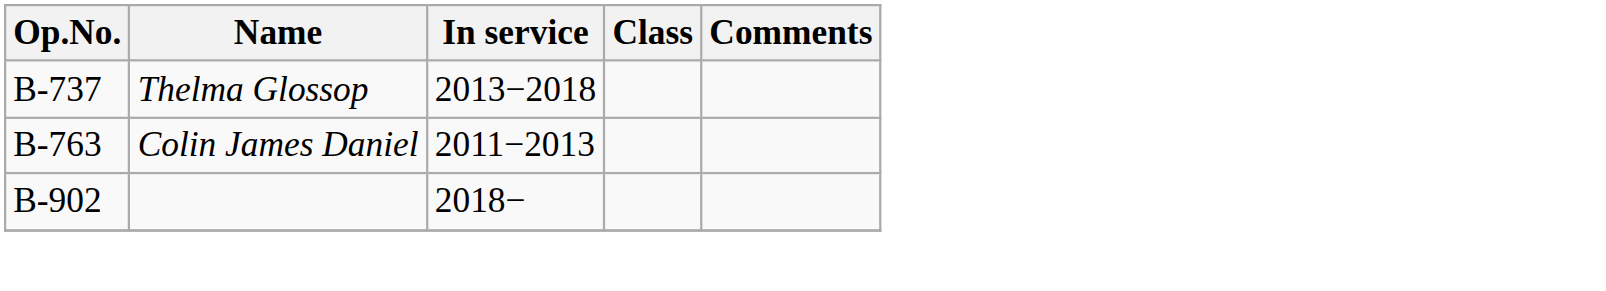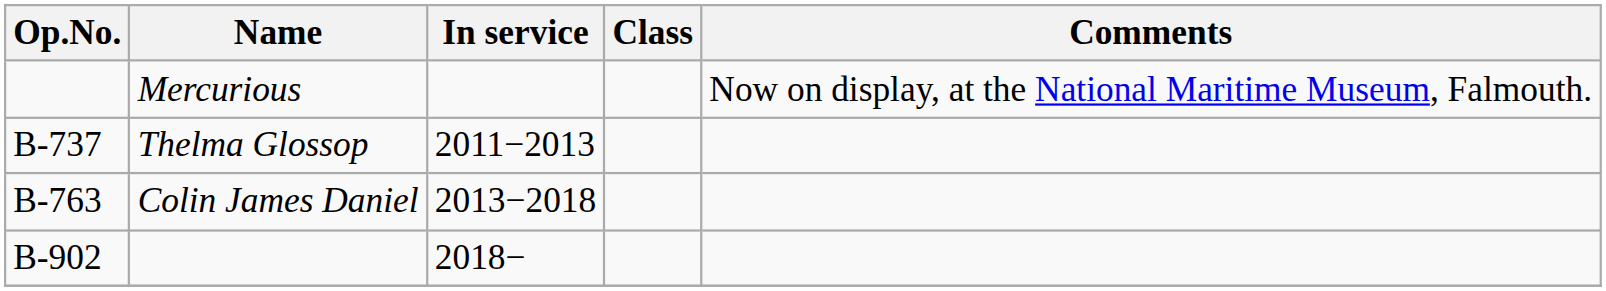+ row: (67, 89)
(516, 88) 2013−2018 -> (515, 144) 2011−2013
(515, 144) 2011−2013 -> (516, 200) 2013−2018
